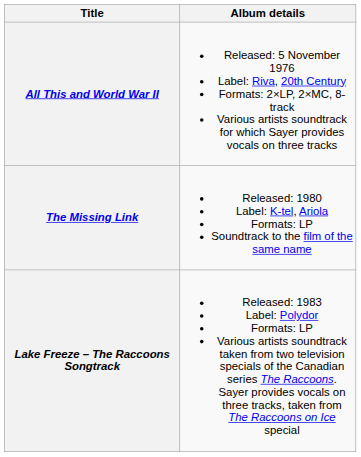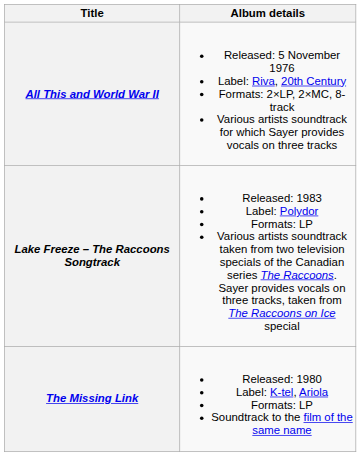rows swapped: (92, 217) <-> (92, 360)
